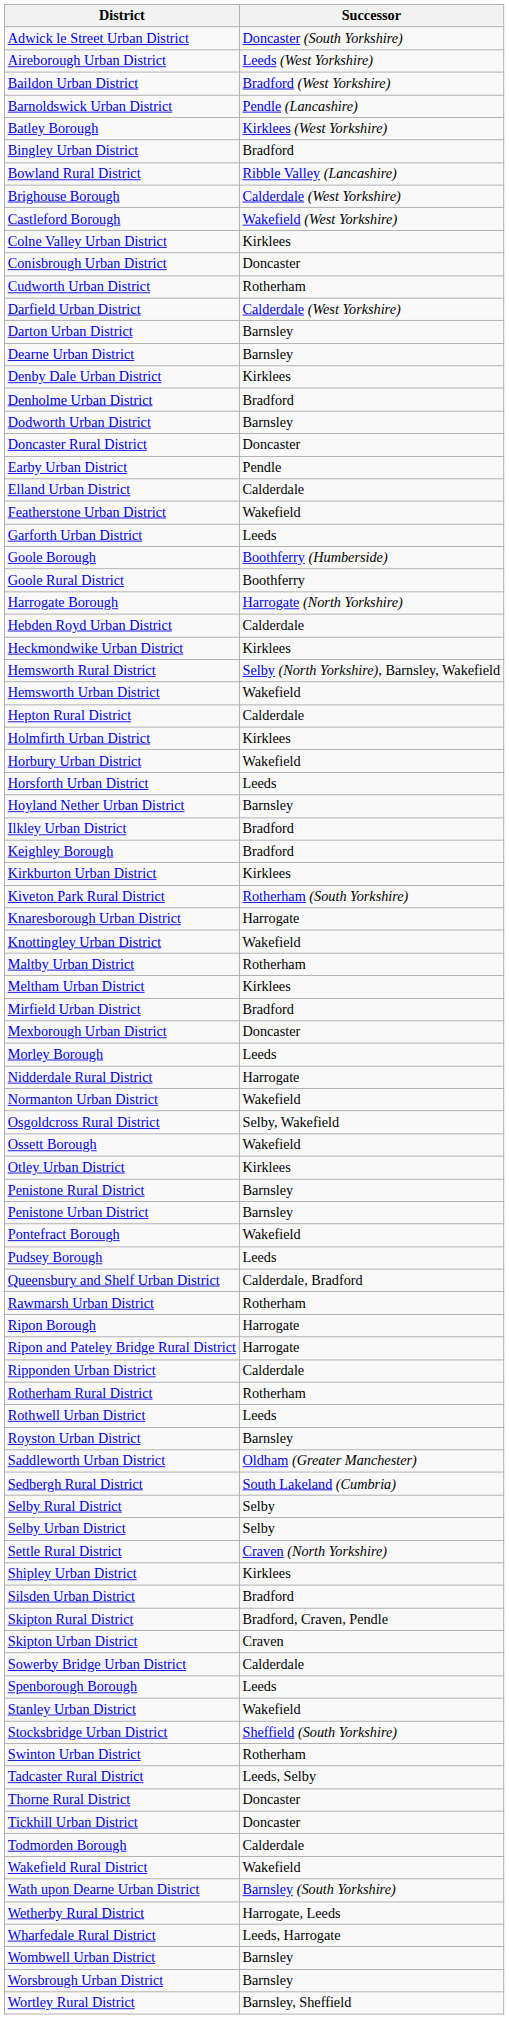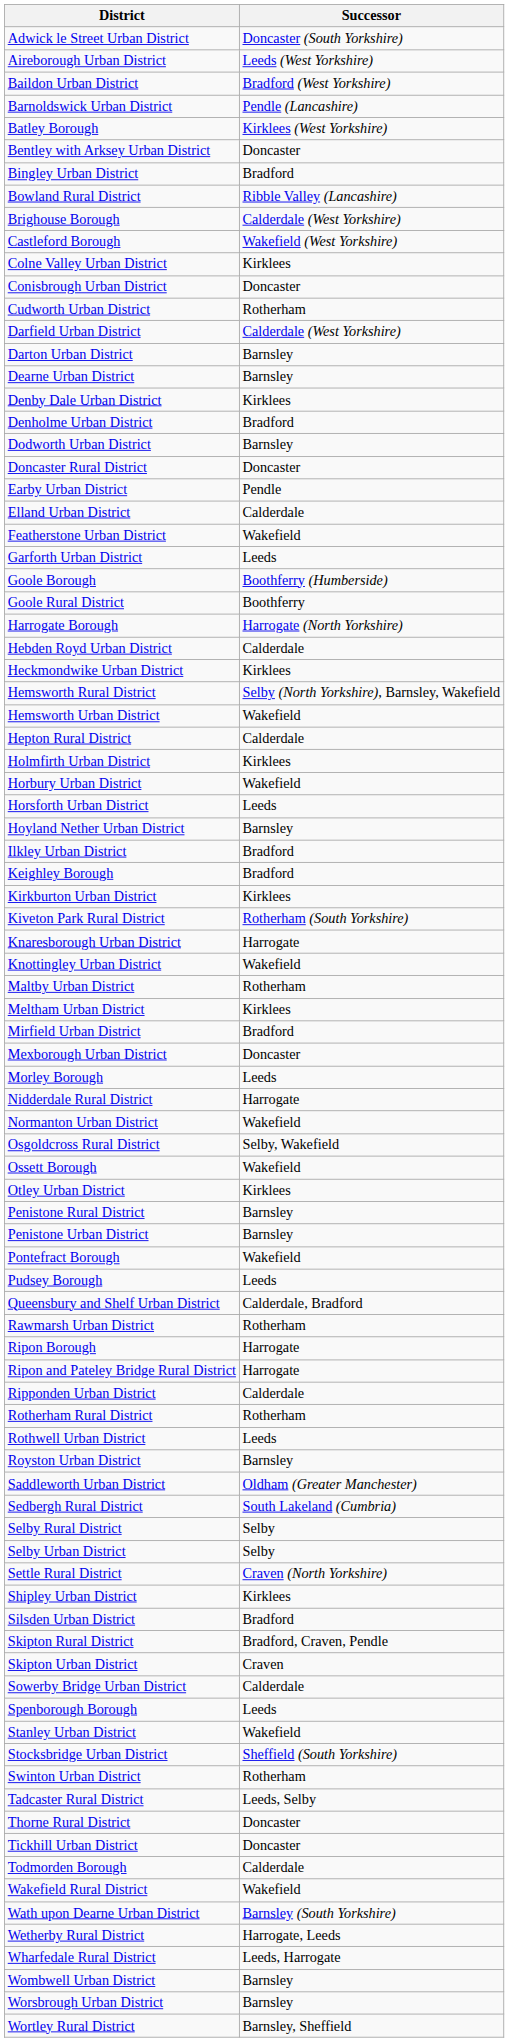+ row: (109, 151)
